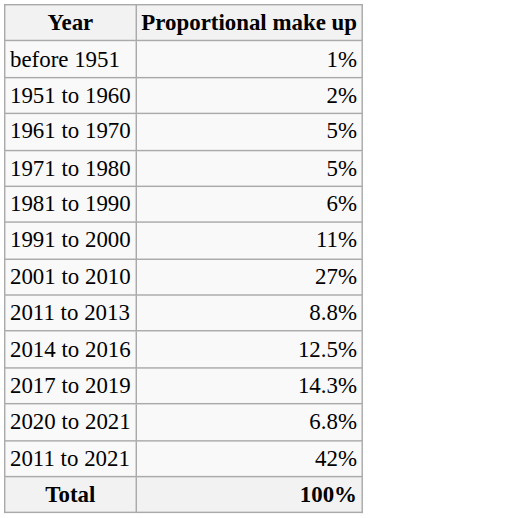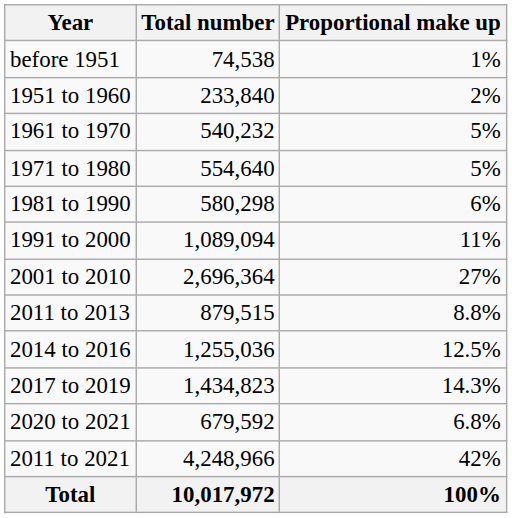+ column: (208, 22)
